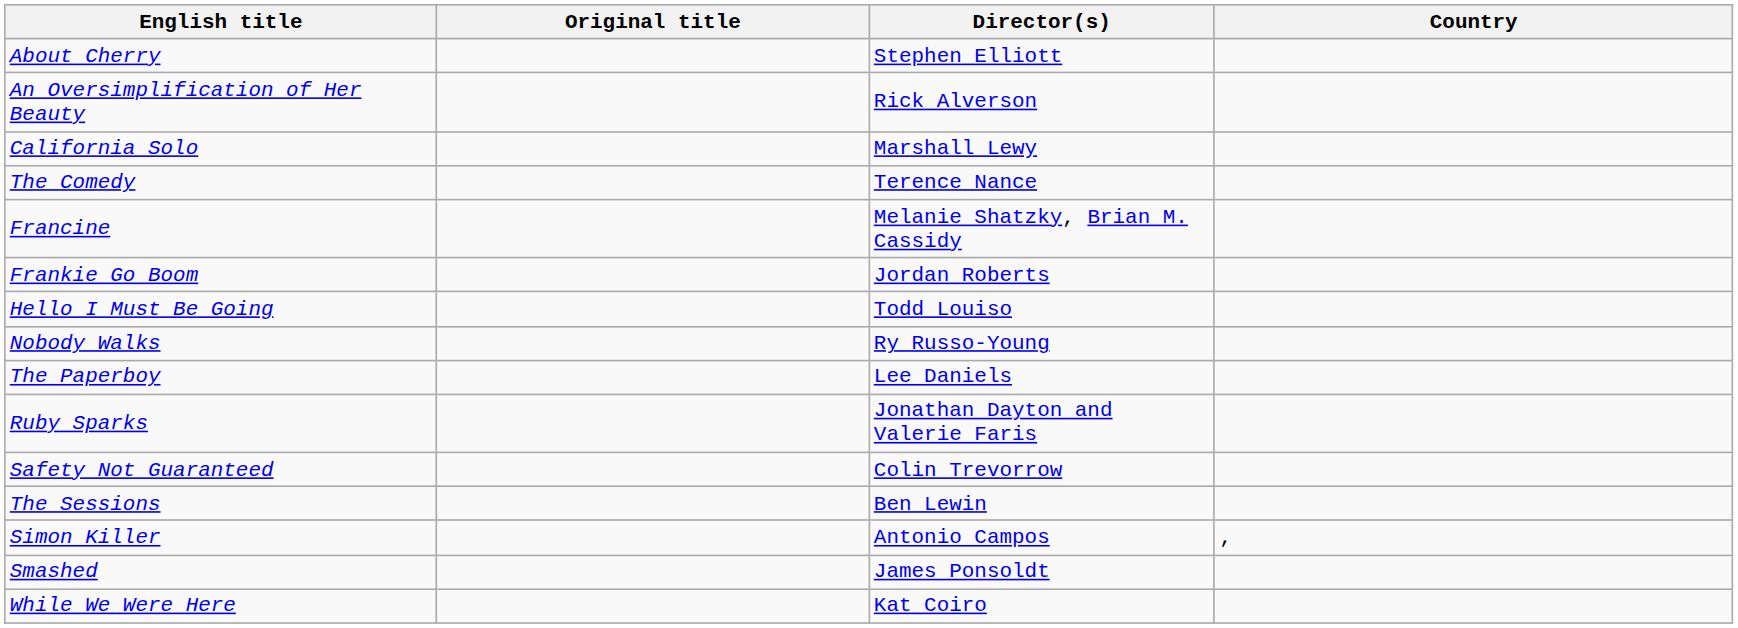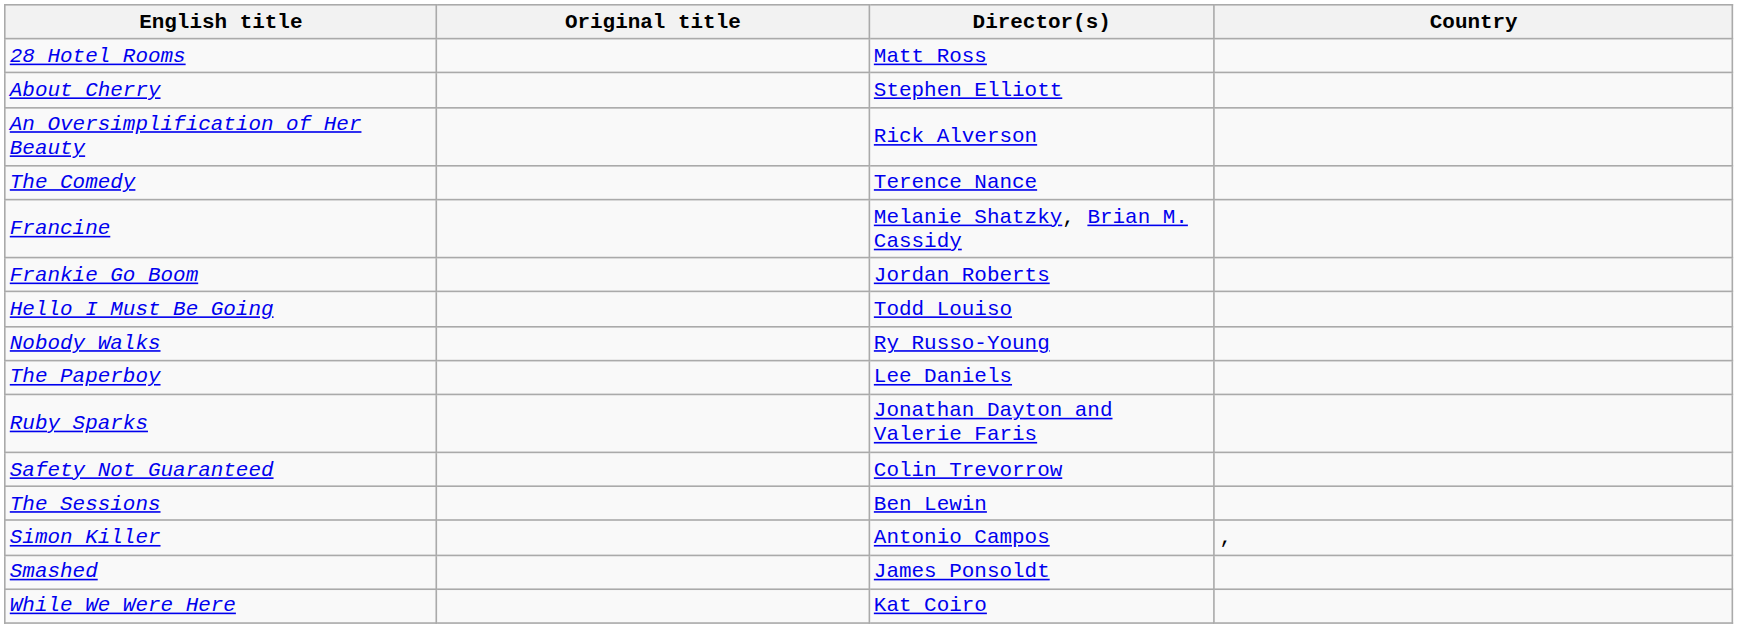+ row: (98, 56)
- row: (104, 148)
